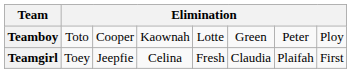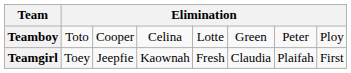(165, 36) Kaownah -> (165, 36) Celina
(165, 58) Celina -> (165, 58) Kaownah
